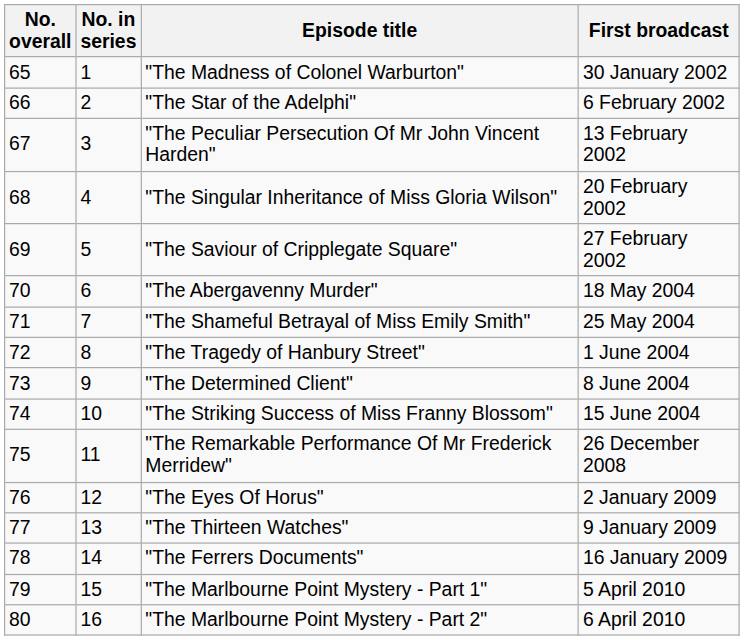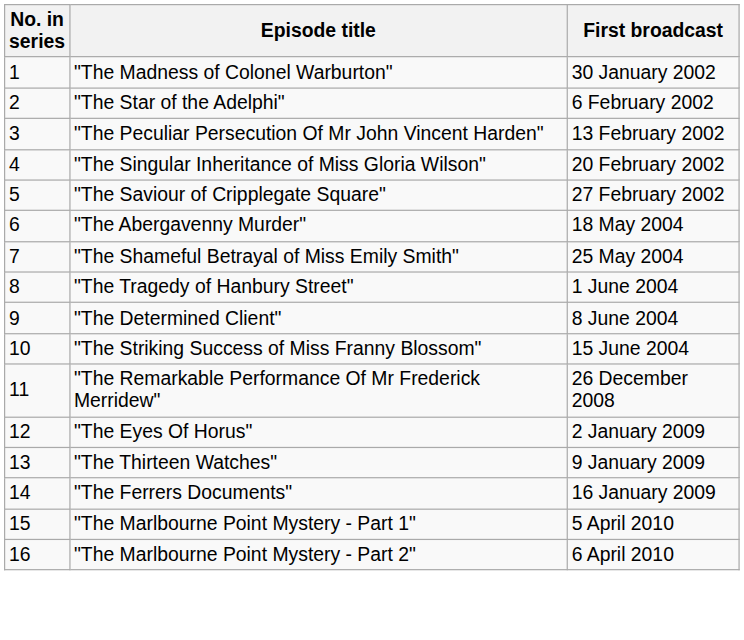- column: (40, 30)
